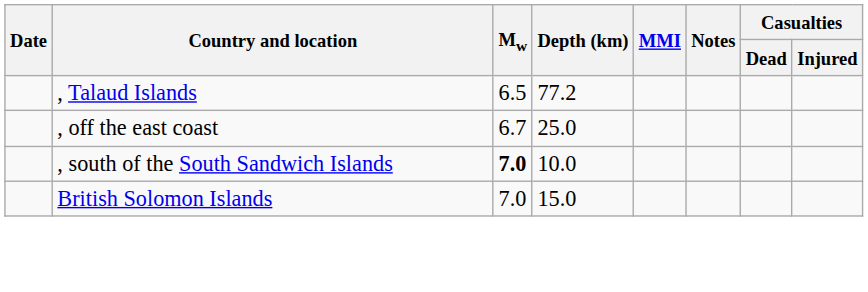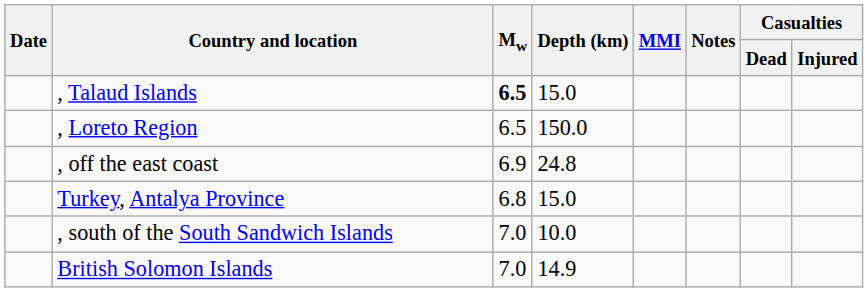(512, 92) normal -> (512, 92) bold
(557, 92) 77.2 -> (557, 92) 15.0
+ row: (127, 127)
(512, 127) 6.7 -> (512, 163) 6.9
(557, 127) 25.0 -> (557, 163) 24.8
+ row: (171, 198)
(512, 163) bold -> (512, 233) normal
(557, 198) 15.0 -> (557, 269) 14.9
